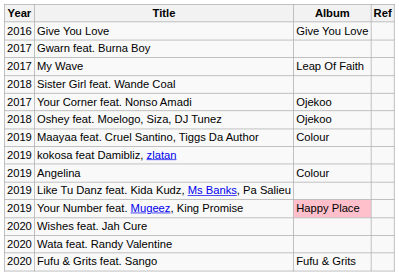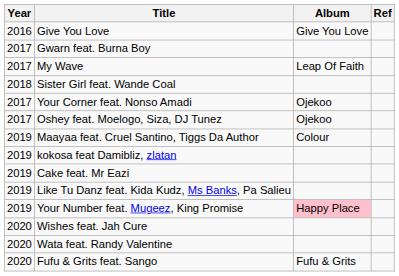(19, 119) 2018 -> (19, 119) 2017
- row: (59, 173)
+ row: (83, 173)
